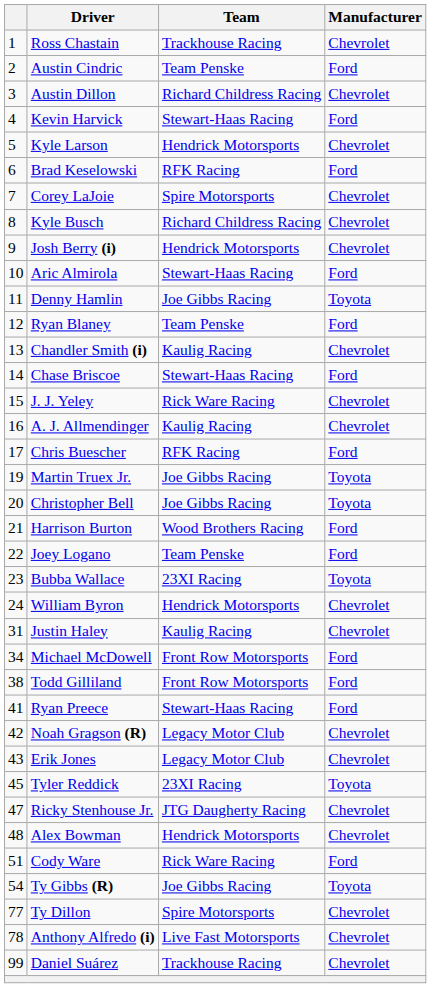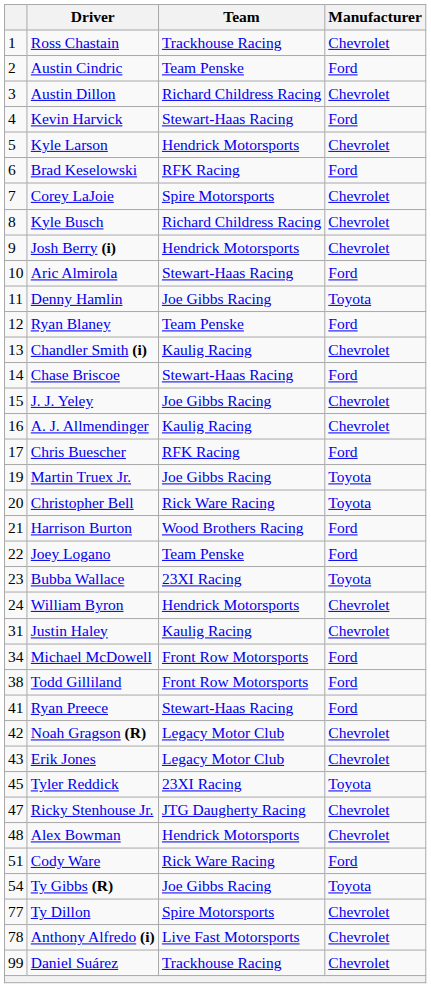(218, 400) Rick Ware Racing -> (217, 400) Joe Gibbs Racing
(217, 503) Joe Gibbs Racing -> (218, 503) Rick Ware Racing
